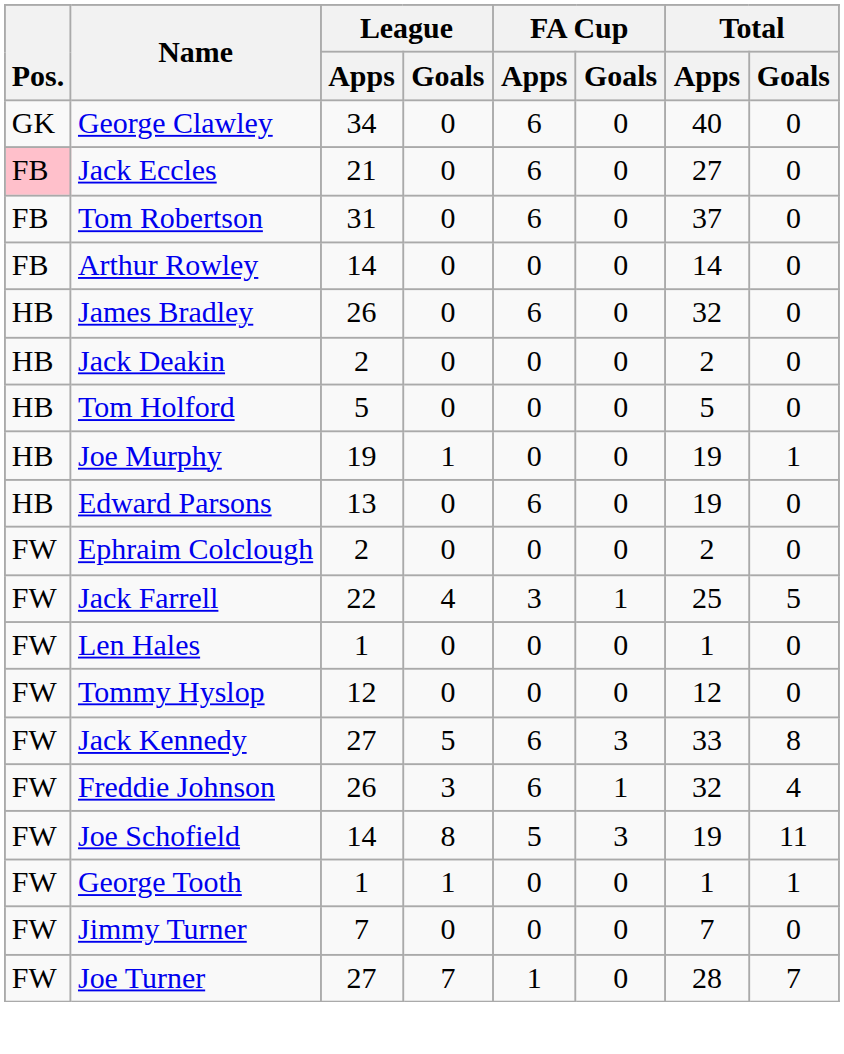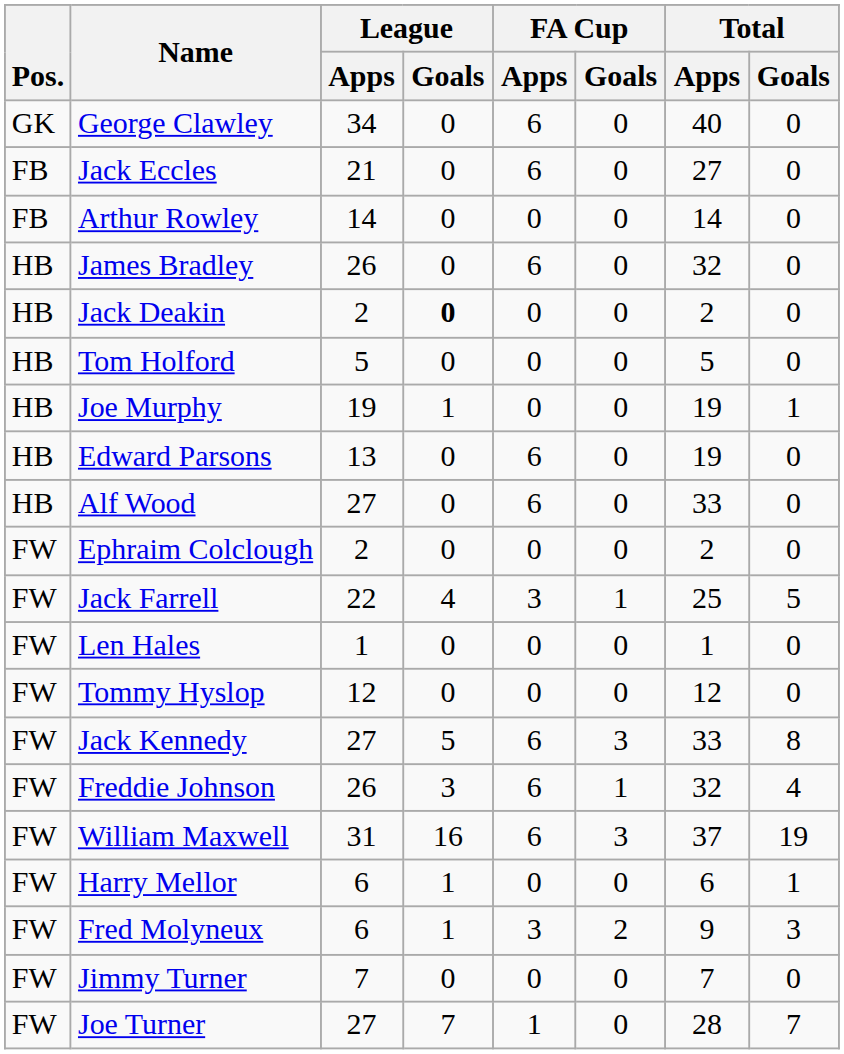(30, 170) pink background -> (30, 170) no background
- row: (170, 218)
(448, 360) normal -> (448, 312) bold
+ row: (137, 502)
+ row: (183, 834)
+ row: (157, 882)
+ row: (171, 929)
- row: (159, 834)
- row: (160, 882)
